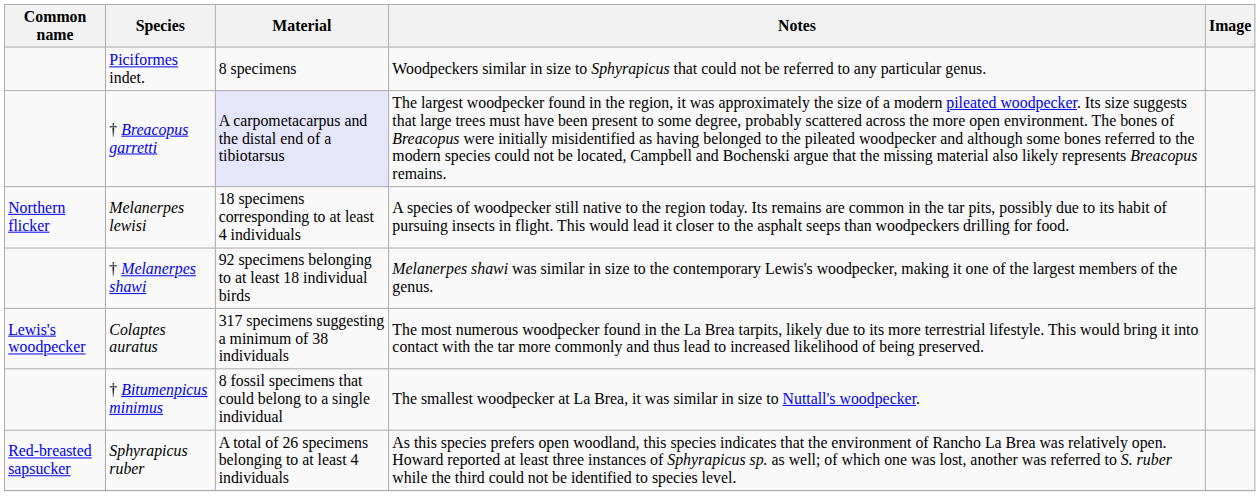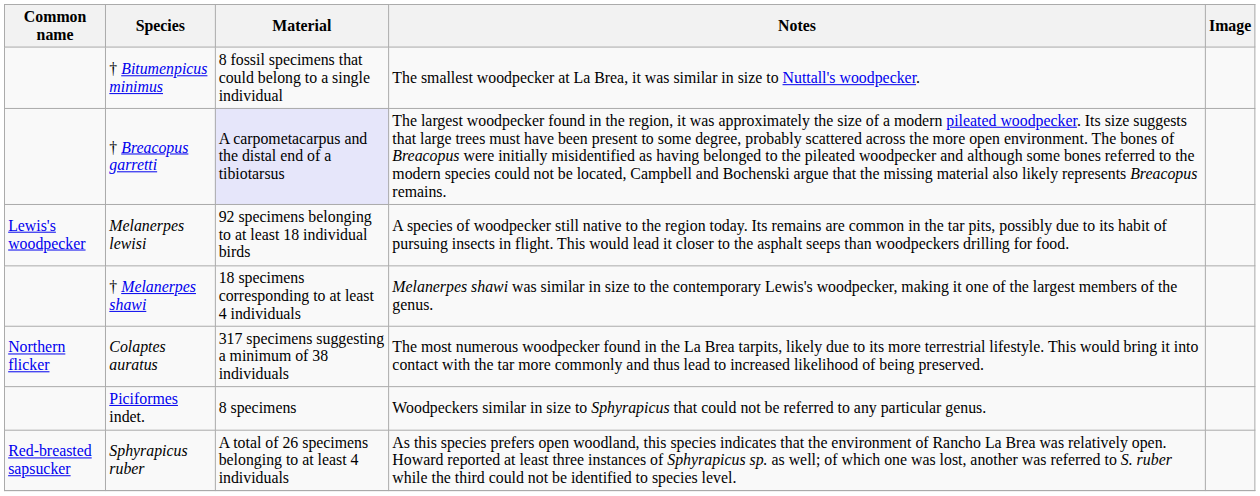rows swapped: (158, 399) <-> (144, 68)
(37, 217) Northern flicker -> (47, 234) Lewis's woodpecker
(296, 217) 18 specimens corresponding to at least 4 individuals -> (295, 234) 92 specimens belonging to at least 18 individual birds
(295, 277) 92 specimens belonging to at least 18 individual birds -> (296, 295) 18 specimens corresponding to at least 4 individuals
(47, 338) Lewis's woodpecker -> (37, 356) Northern flicker
